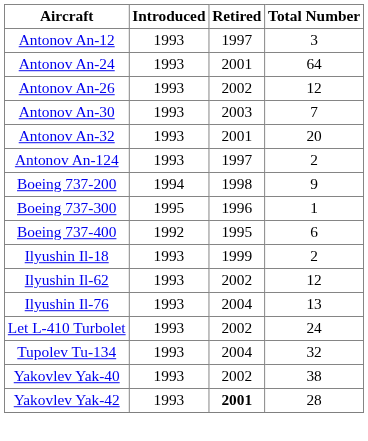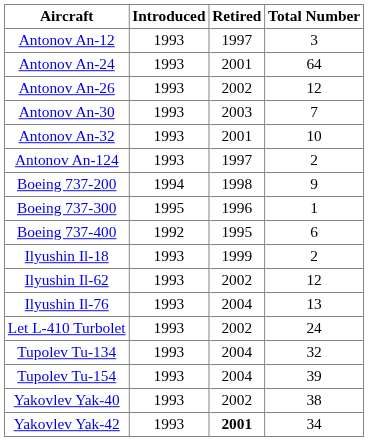(314, 136) 20 -> (314, 136) 10
+ row: (67, 376)
(314, 400) 28 -> (314, 424) 34
